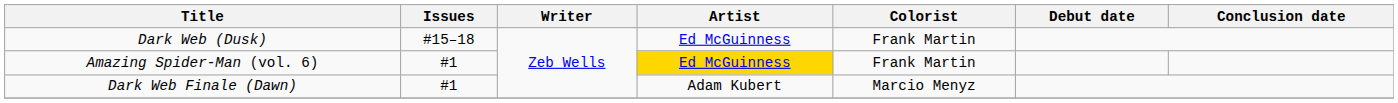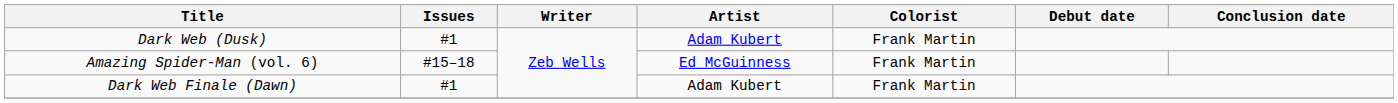(449, 40) #15–18 -> (449, 40) #1
(735, 40) Ed McGuinness -> (735, 40) Adam Kubert
(449, 63) #1 -> (449, 63) #15–18
(735, 63) gold background -> (735, 63) no background
(924, 86) Marcio Menyz -> (924, 86) Frank Martin
